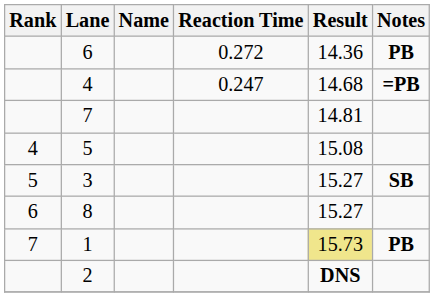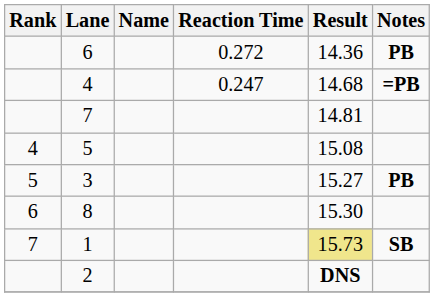(401, 180) SB -> (401, 180) PB
(340, 212) 15.27 -> (340, 212) 15.30
(401, 244) PB -> (401, 244) SB
